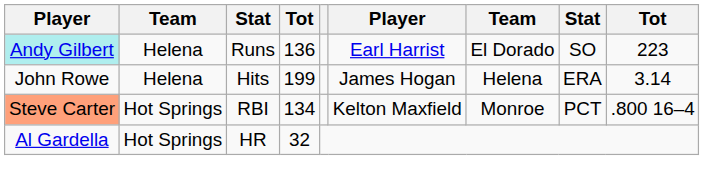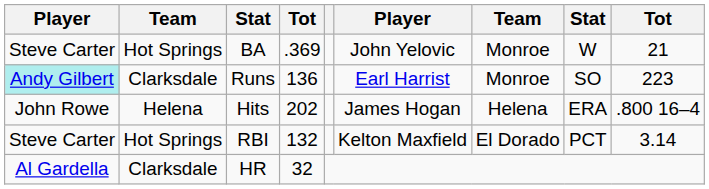+ row: (253, 49)
(173, 49) Helena -> (173, 79) Clarksdale
(512, 49) El Dorado -> (518, 79) Monroe
(300, 79) 199 -> (302, 109) 202
(653, 79) 3.14 -> (658, 109) .800 16–4
(62, 109) lightsalmon background -> (62, 139) no background
(300, 109) 134 -> (302, 139) 132
(512, 109) Monroe -> (518, 139) El Dorado
(653, 109) .800 16–4 -> (658, 139) 3.14
(173, 139) Hot Springs -> (173, 169) Clarksdale
